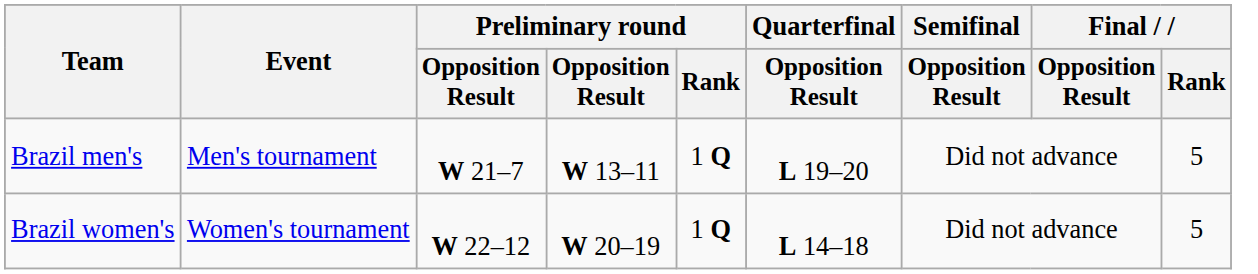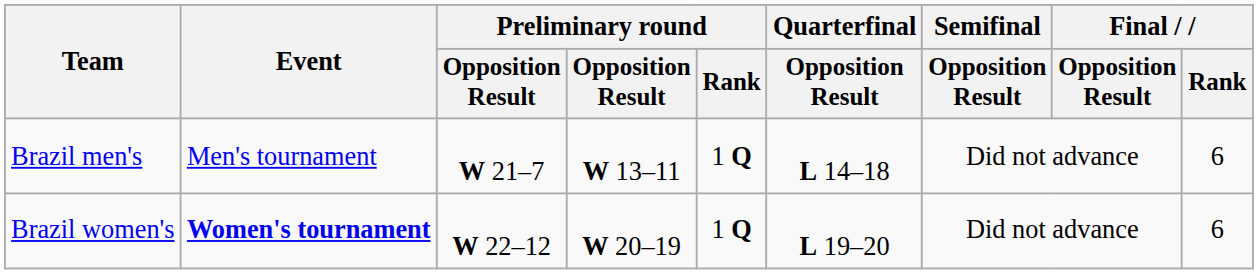(824, 171) L 19–20 -> (845, 171) L 14–18
(1196, 156) 5 -> (1217, 156) 6
(298, 230) normal -> (309, 230) bold
(824, 246) L 14–18 -> (845, 246) L 19–20
(1196, 230) 5 -> (1217, 230) 6
